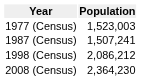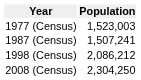(111, 71) 2,364,230 -> (111, 71) 2,304,250
